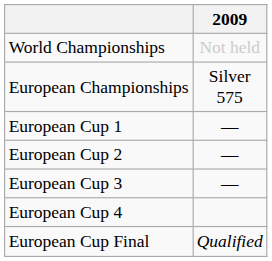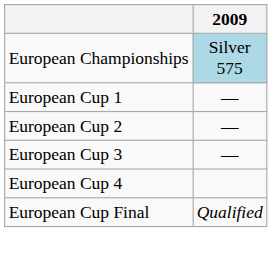- row: (87, 47)
(230, 87) no background -> (230, 58) lightblue background
